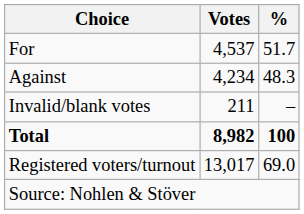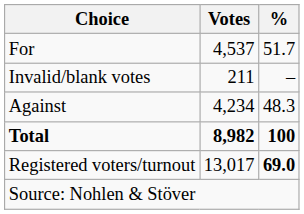rows swapped: (37, 77) <-> (80, 106)
(279, 164) normal -> (279, 164) bold
